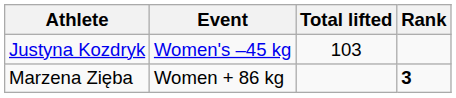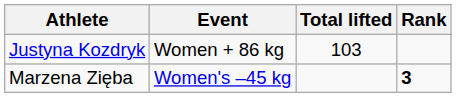(223, 49) Women's –45 kg -> (219, 49) Women + 86 kg
(219, 78) Women + 86 kg -> (223, 78) Women's –45 kg
